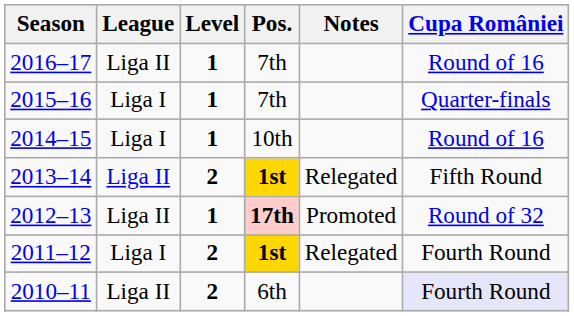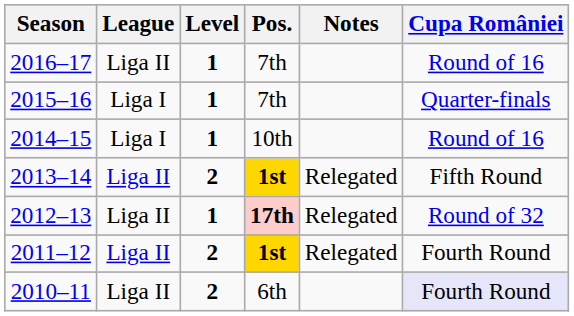(351, 215) Promoted -> (351, 215) Relegated
(138, 253) Liga I -> (138, 253) Liga II
